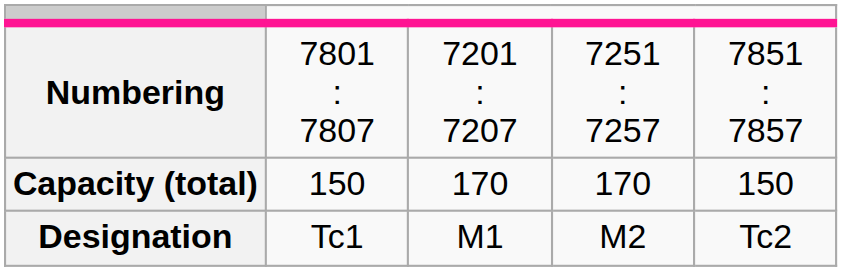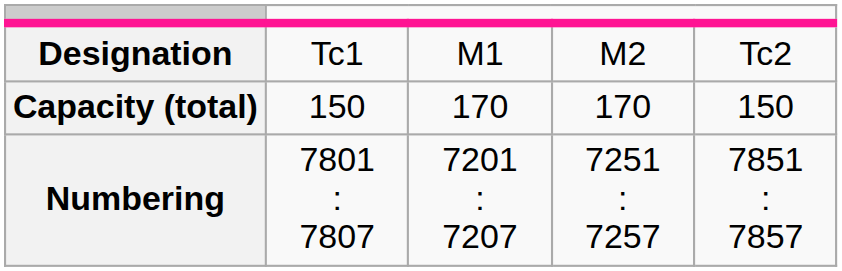rows swapped: (135, 237) <-> (135, 91)
